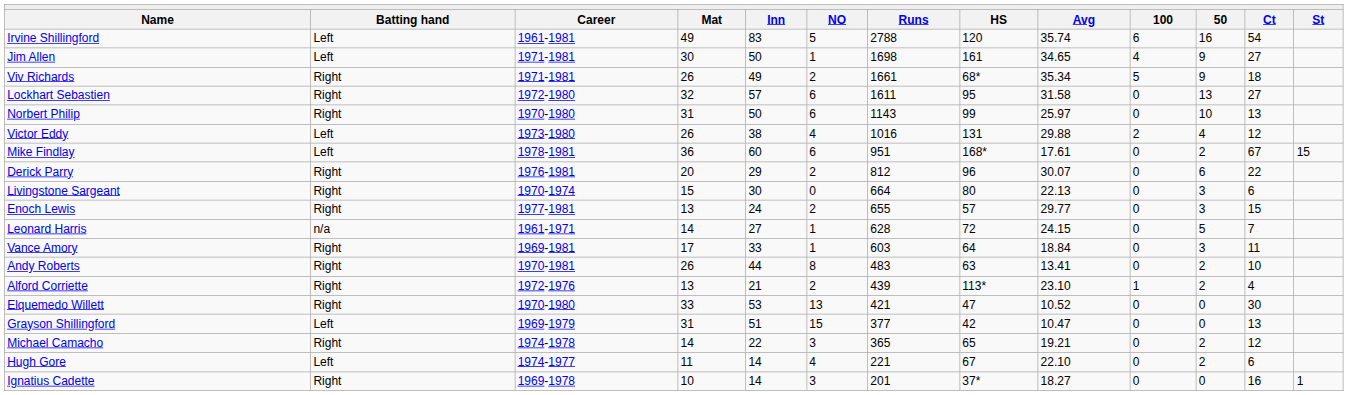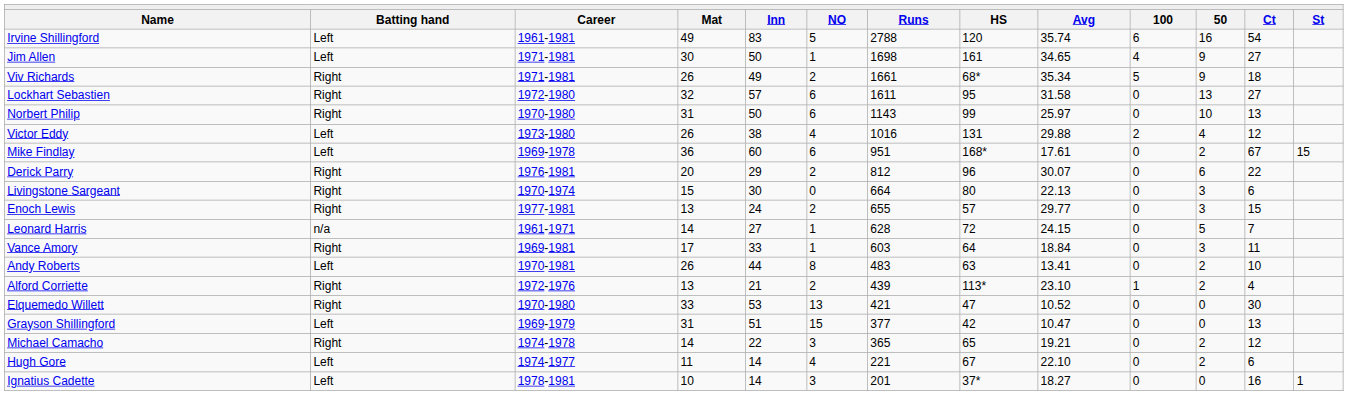(546, 152) 1978-1981 -> (546, 152) 1969-1978
(327, 266) Right -> (323, 266) Left
(327, 381) Right -> (323, 381) Left
(546, 381) 1969-1978 -> (546, 381) 1978-1981
